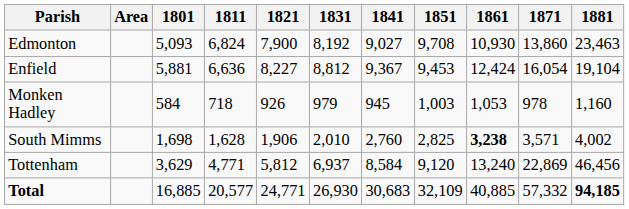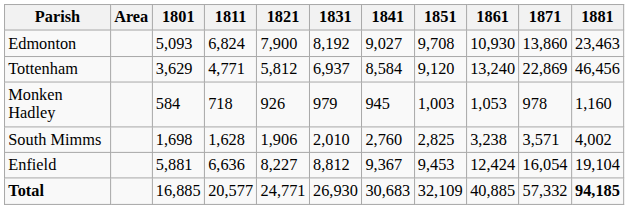rows swapped: (32, 69) <-> (43, 165)
(489, 139) bold -> (489, 139) normal
